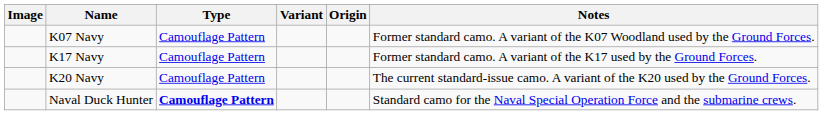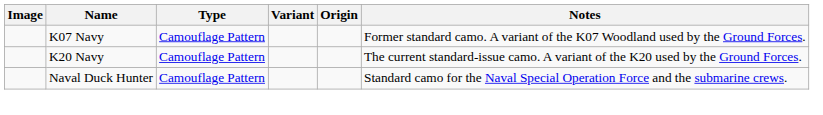- row: (76, 57)
(216, 99) bold -> (212, 78) normal
